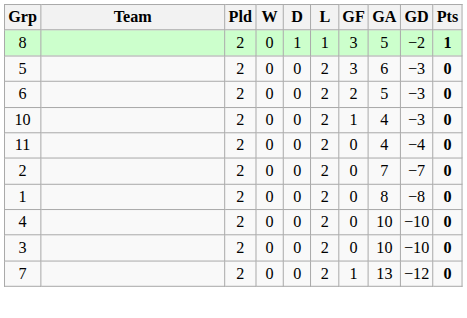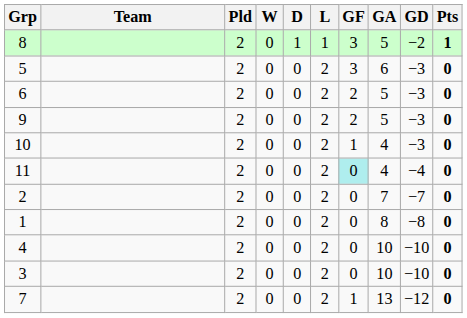+ row: (23, 119)
(354, 145) no background -> (354, 171) paleturquoise background
